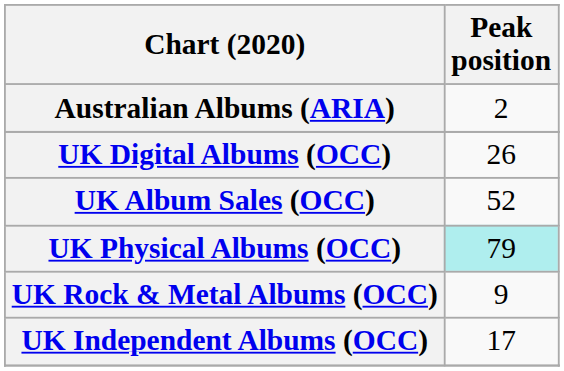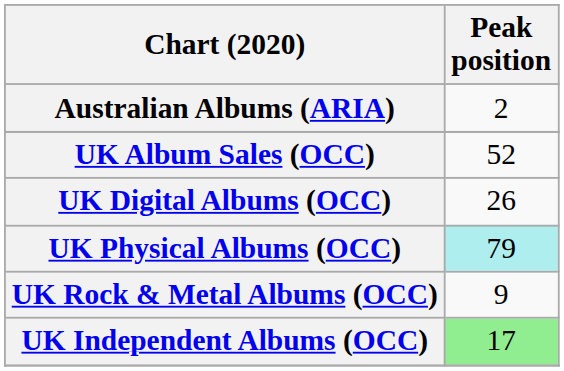rows swapped: (225, 201) <-> (225, 154)
(501, 341) no background -> (501, 341) lightgreen background
